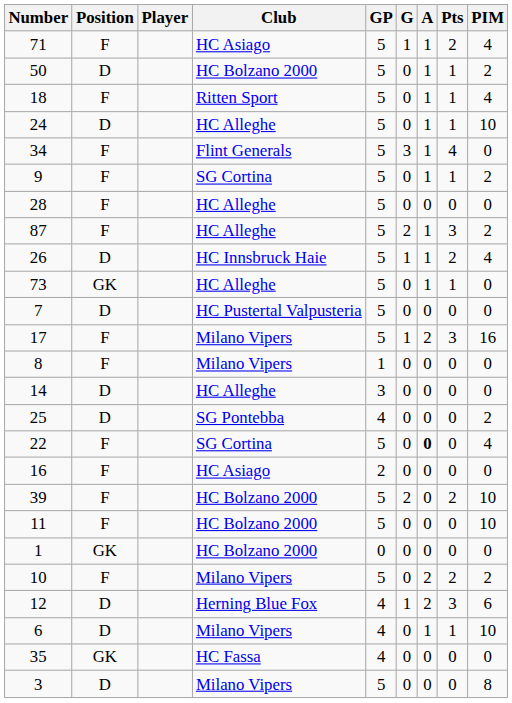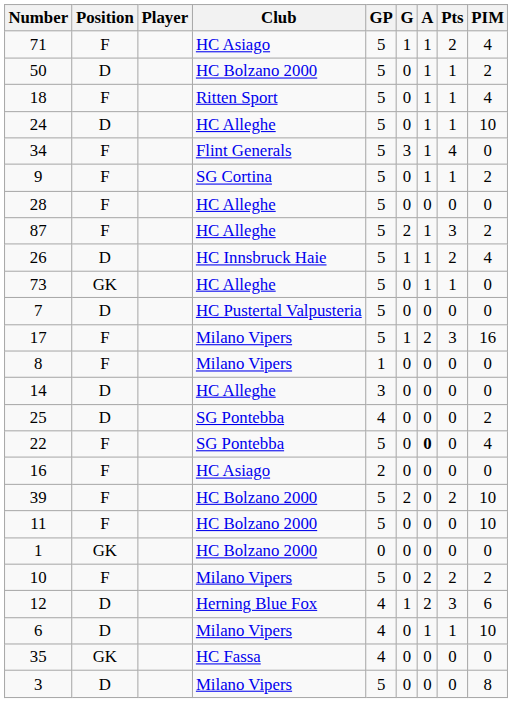(234, 444) SG Cortina -> (240, 444) SG Pontebba
